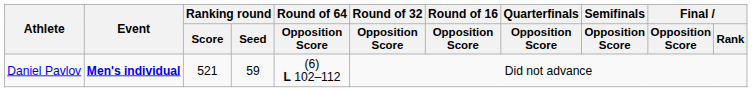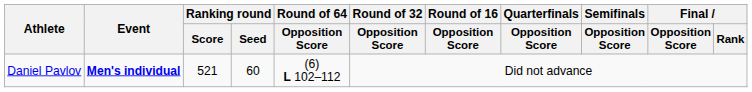(253, 71) 59 -> (253, 71) 60
